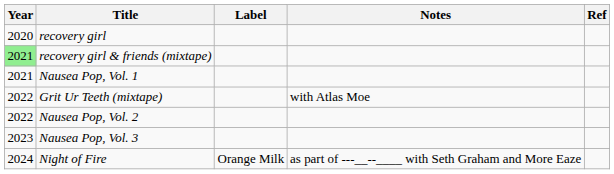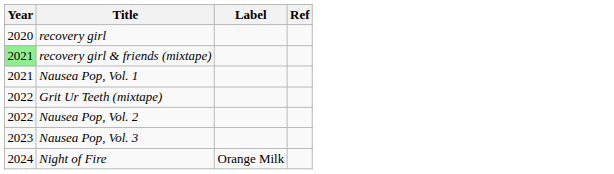- column: (436, 14)
